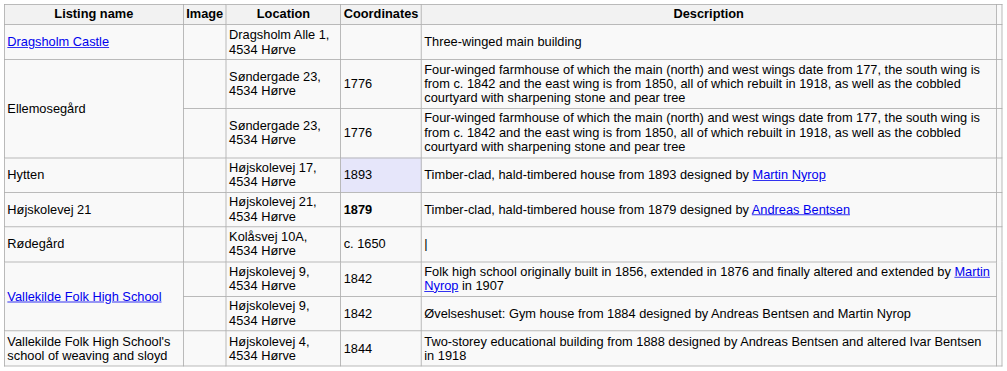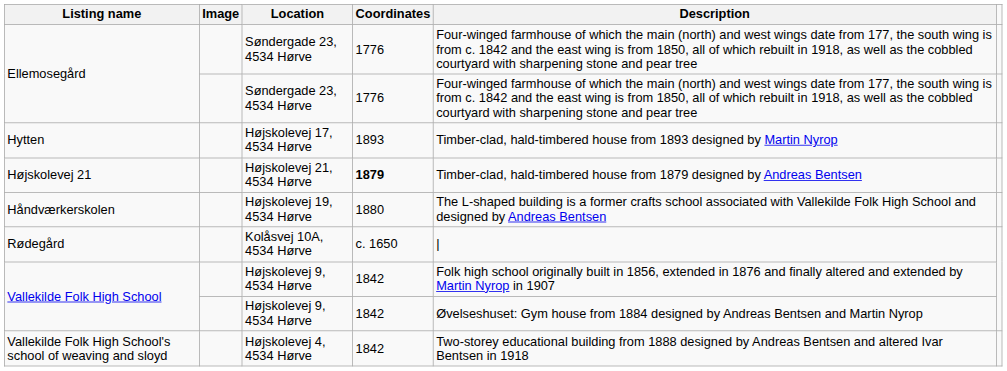- row: (58, 42)
(358, 175) lavender background -> (370, 140) no background
+ row: (61, 209)
(358, 348) 1844 -> (370, 348) 1842
